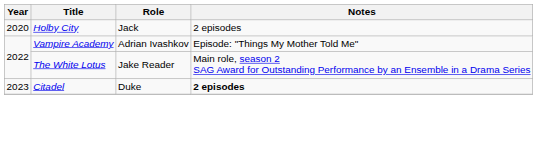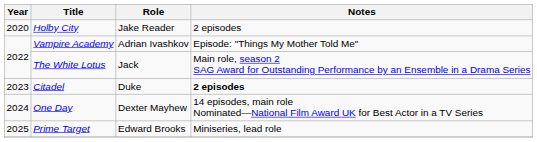(128, 28) Jack -> (146, 28) Jake Reader
(146, 65) Jake Reader -> (128, 65) Jack
+ row: (53, 107)
+ row: (61, 129)
